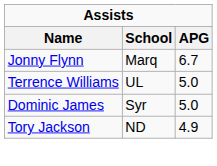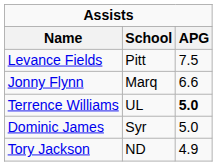+ row: (55, 60)
(188, 60) 6.7 -> (188, 82) 6.6
(188, 82) normal -> (188, 104) bold
